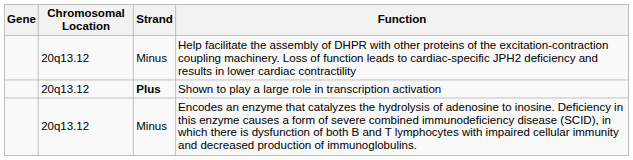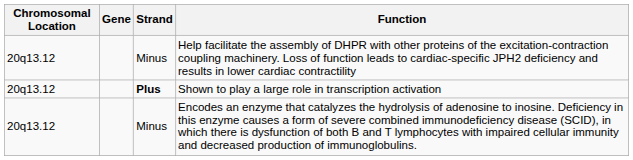columns swapped: (21, 20) <-> (86, 20)
